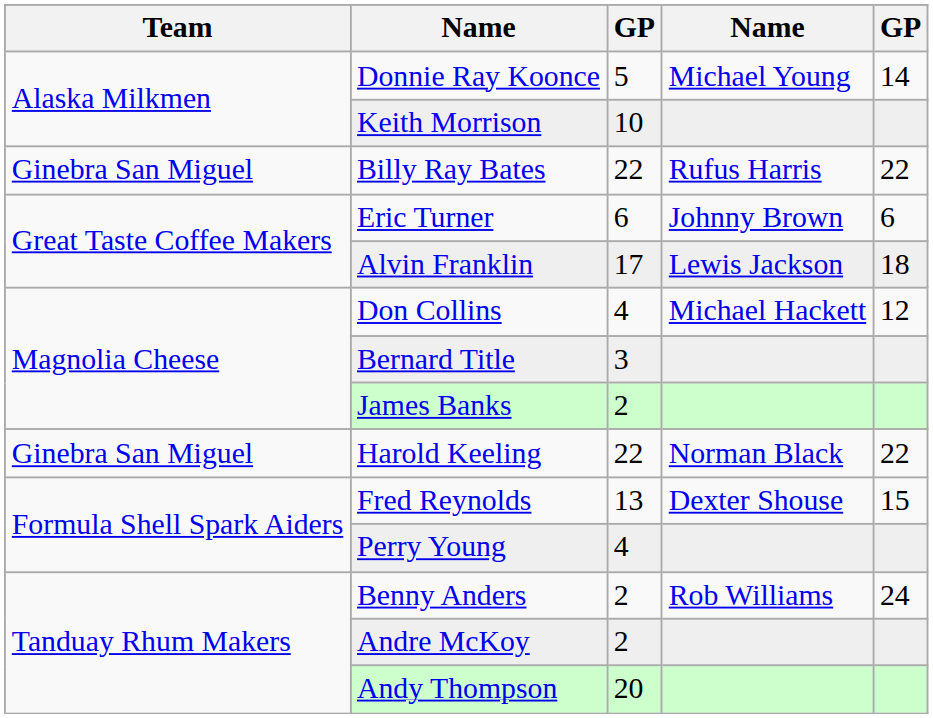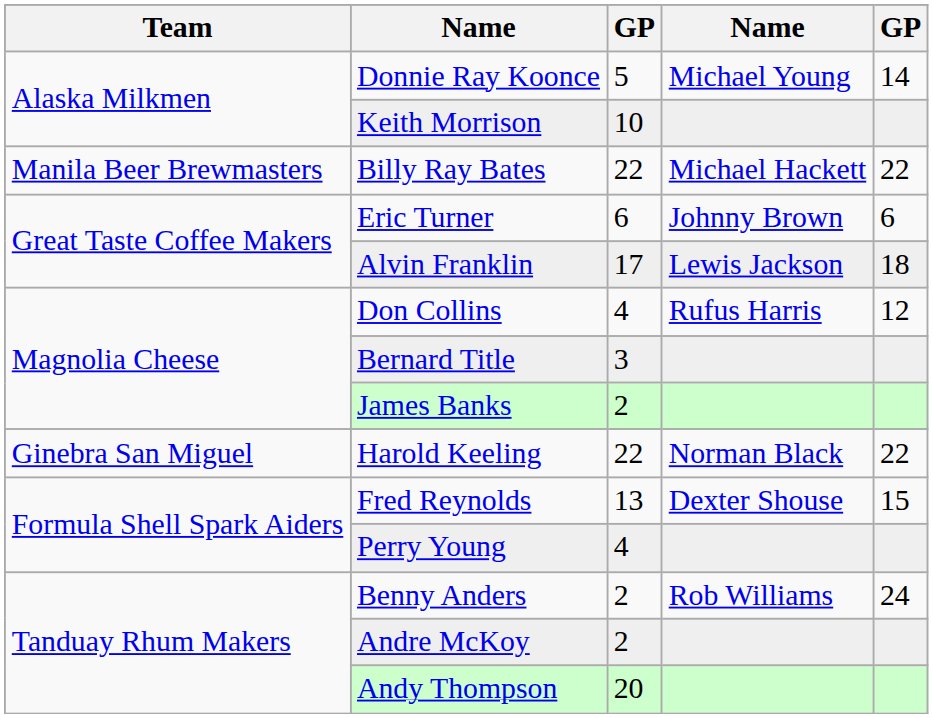(132, 169) Ginebra San Miguel -> (167, 169) Manila Beer Brewmasters
(745, 169) Rufus Harris -> (767, 169) Michael Hackett
(767, 311) Michael Hackett -> (745, 311) Rufus Harris
